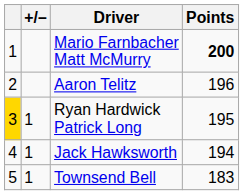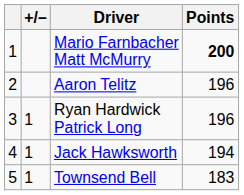(13, 119) gold background -> (13, 119) no background
(221, 119) 195 -> (221, 119) 196
